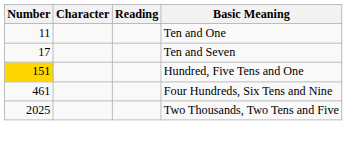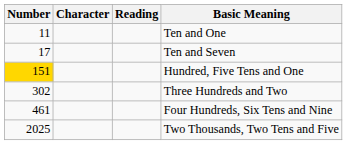+ row: (226, 91)
